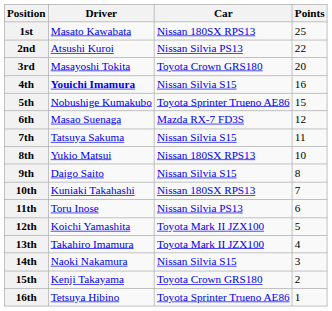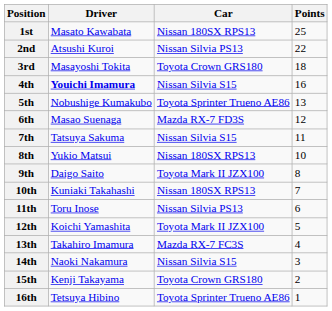(300, 66) 20 -> (300, 66) 18
(300, 102) 15 -> (300, 102) 13
(197, 173) Nissan Silvia S15 -> (211, 173) Toyota Mark II JZX100
(211, 244) Toyota Mark II JZX100 -> (200, 244) Mazda RX-7 FC3S
